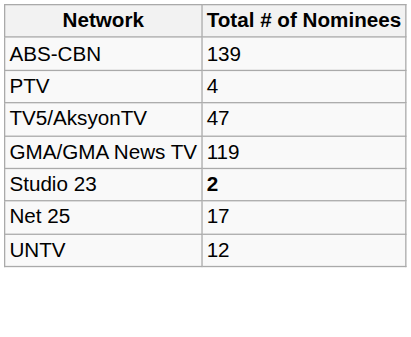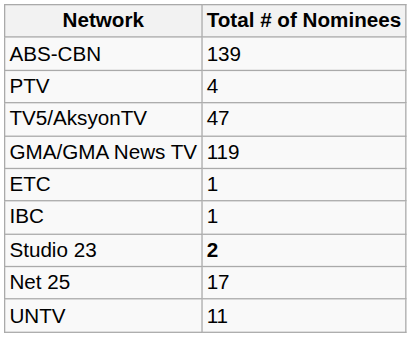+ row: (30, 184)
+ row: (27, 217)
(218, 250) 12 -> (217, 315) 11
